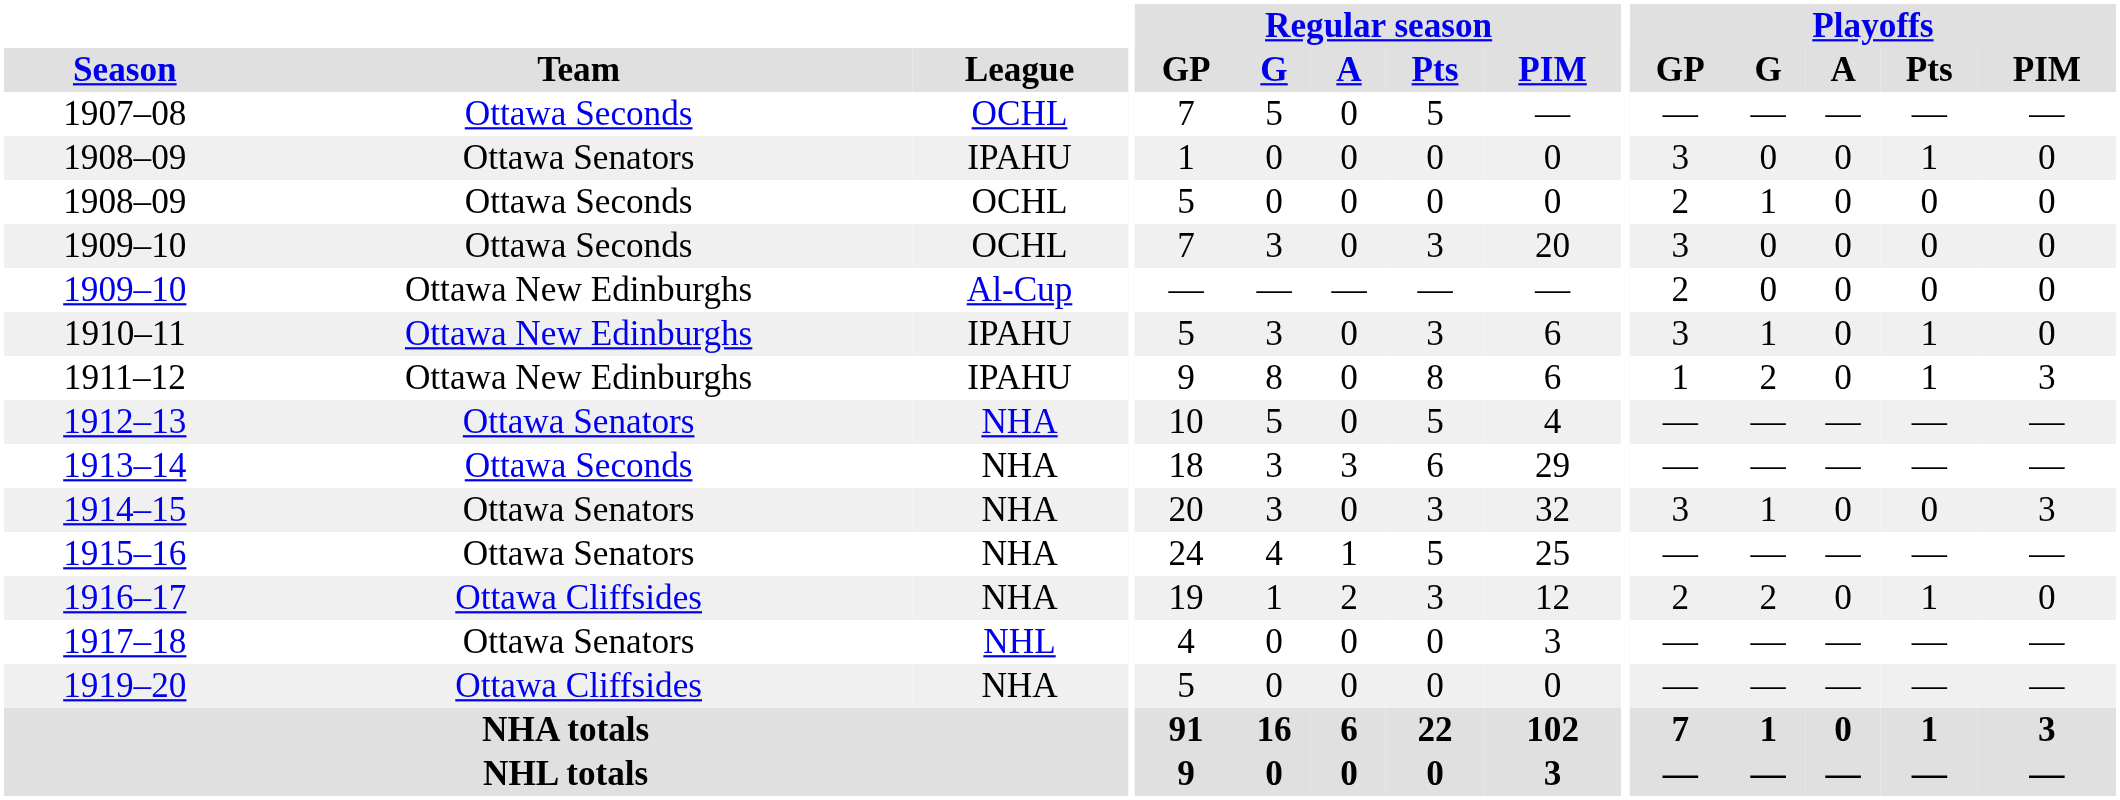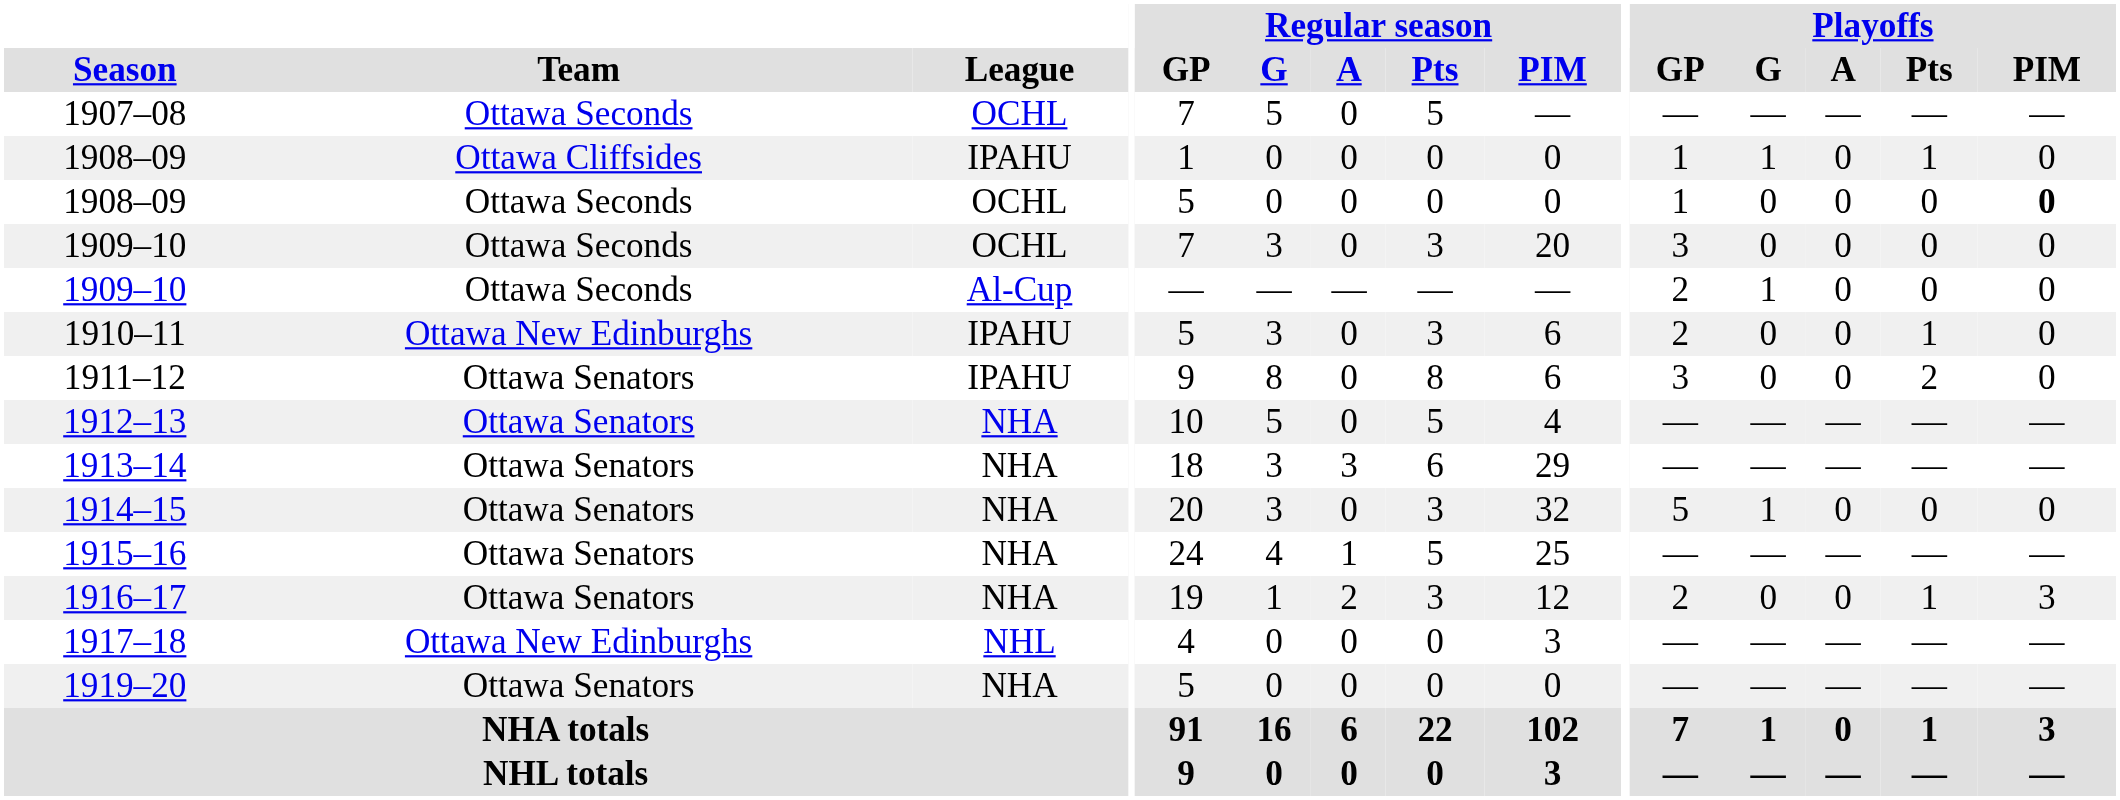(579, 157) Ottawa Senators -> (579, 157) Ottawa Cliffsides
(1680, 157) 3 -> (1680, 157) 1
(1768, 157) 0 -> (1768, 157) 1
(1680, 201) 2 -> (1680, 201) 1
(1768, 201) 1 -> (1768, 201) 0
(2047, 201) normal -> (2047, 201) bold
(579, 289) Ottawa New Edinburghs -> (579, 289) Ottawa Seconds
(1768, 289) 0 -> (1768, 289) 1
(1680, 333) 3 -> (1680, 333) 2
(1768, 333) 1 -> (1768, 333) 0
(579, 377) Ottawa New Edinburghs -> (579, 377) Ottawa Senators
(1680, 377) 1 -> (1680, 377) 3
(1768, 377) 2 -> (1768, 377) 0
(1929, 377) 1 -> (1929, 377) 2
(2047, 377) 3 -> (2047, 377) 0
(579, 465) Ottawa Seconds -> (579, 465) Ottawa Senators
(1680, 509) 3 -> (1680, 509) 5
(2047, 509) 3 -> (2047, 509) 0
(579, 597) Ottawa Cliffsides -> (579, 597) Ottawa Senators
(1768, 597) 2 -> (1768, 597) 0
(2047, 597) 0 -> (2047, 597) 3
(579, 641) Ottawa Senators -> (579, 641) Ottawa New Edinburghs
(579, 685) Ottawa Cliffsides -> (579, 685) Ottawa Senators
